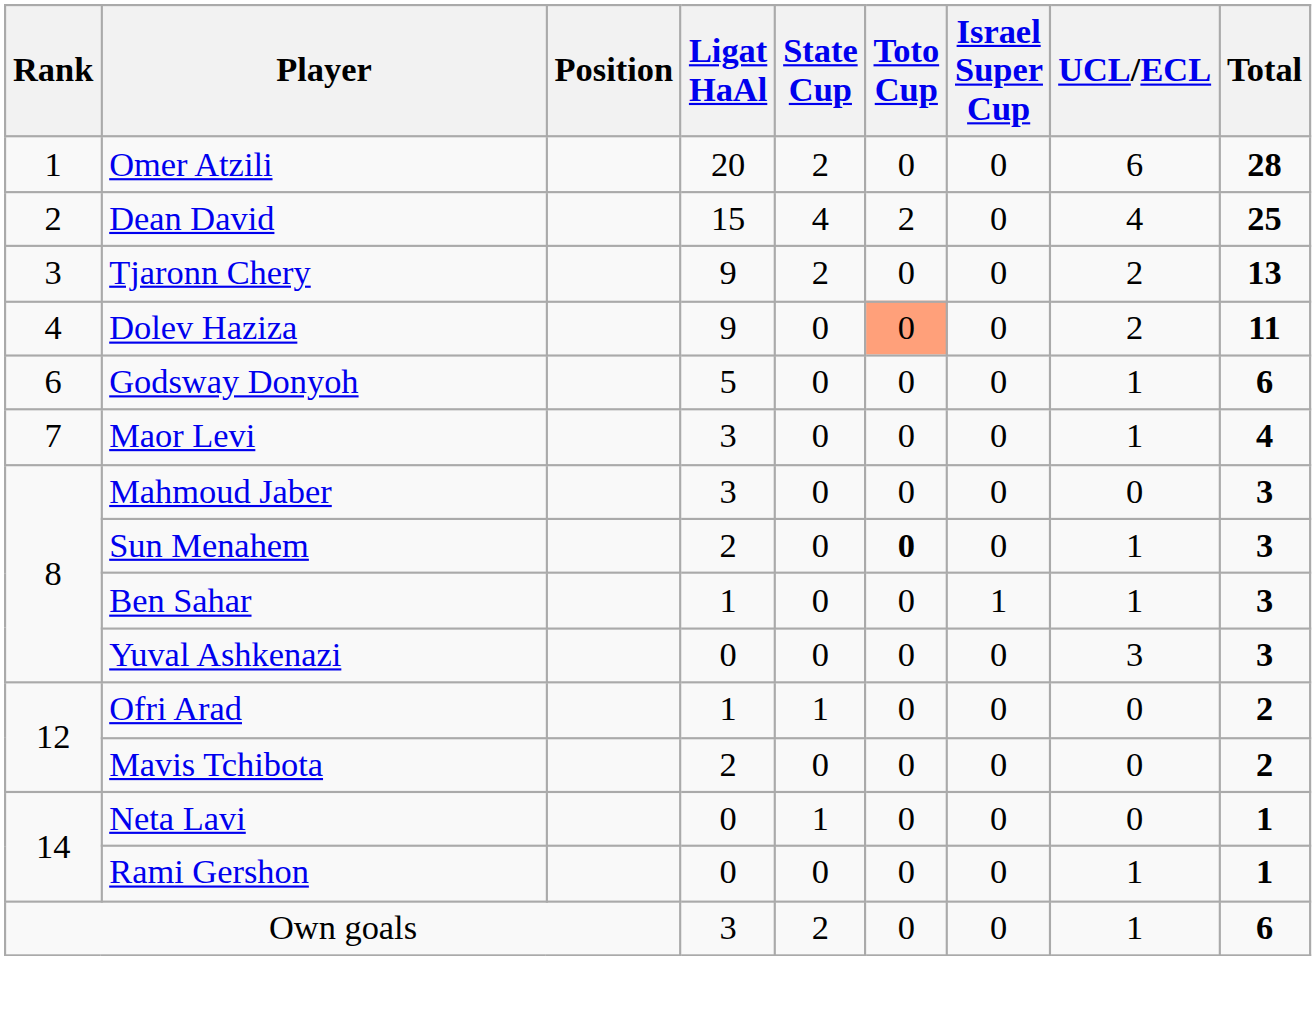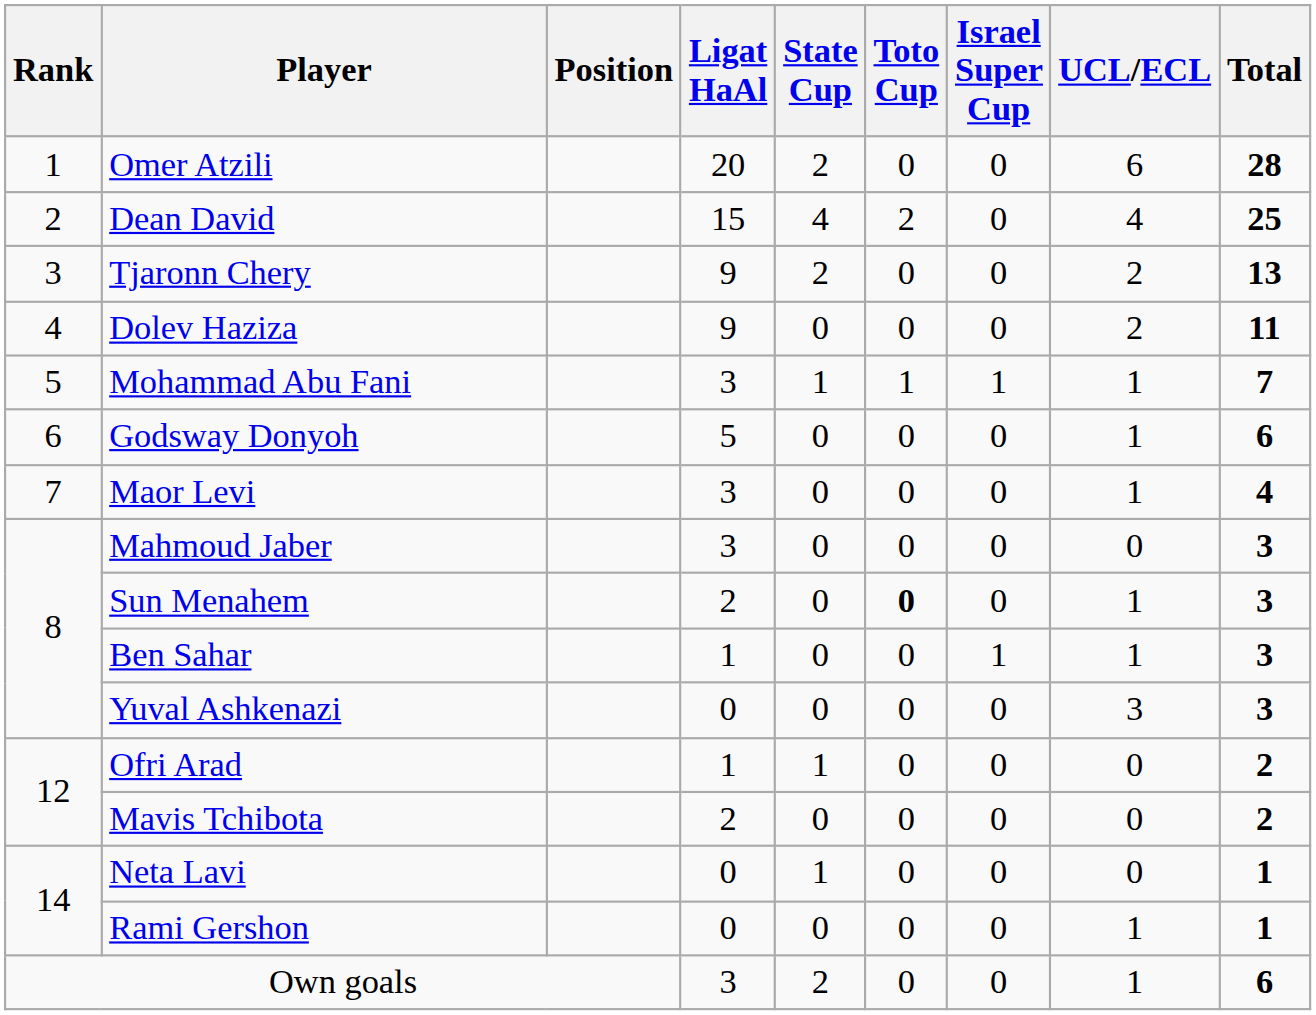(906, 327) lightsalmon background -> (906, 327) no background
+ row: (260, 381)
